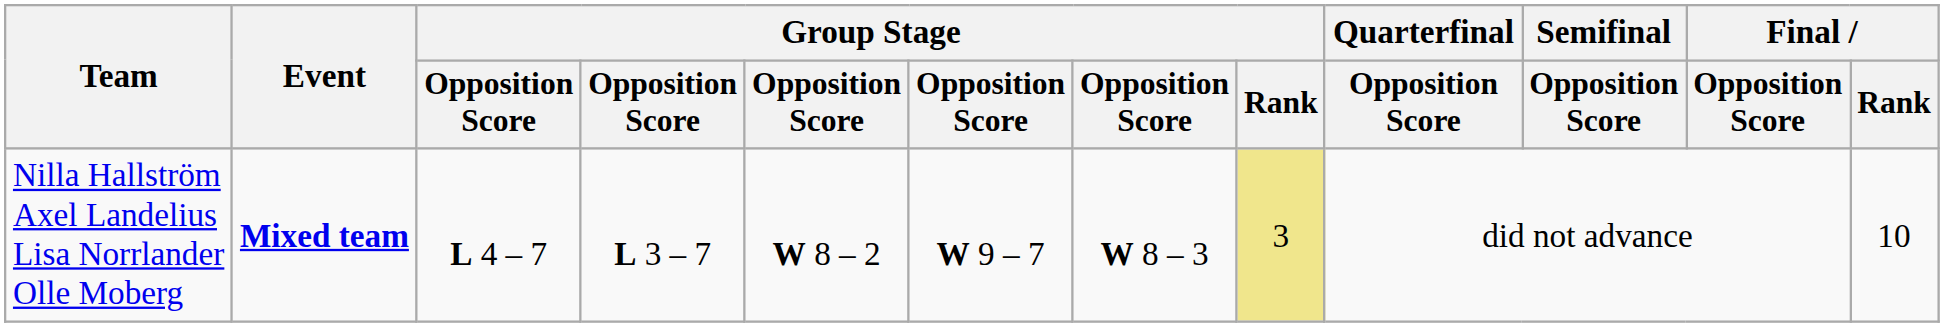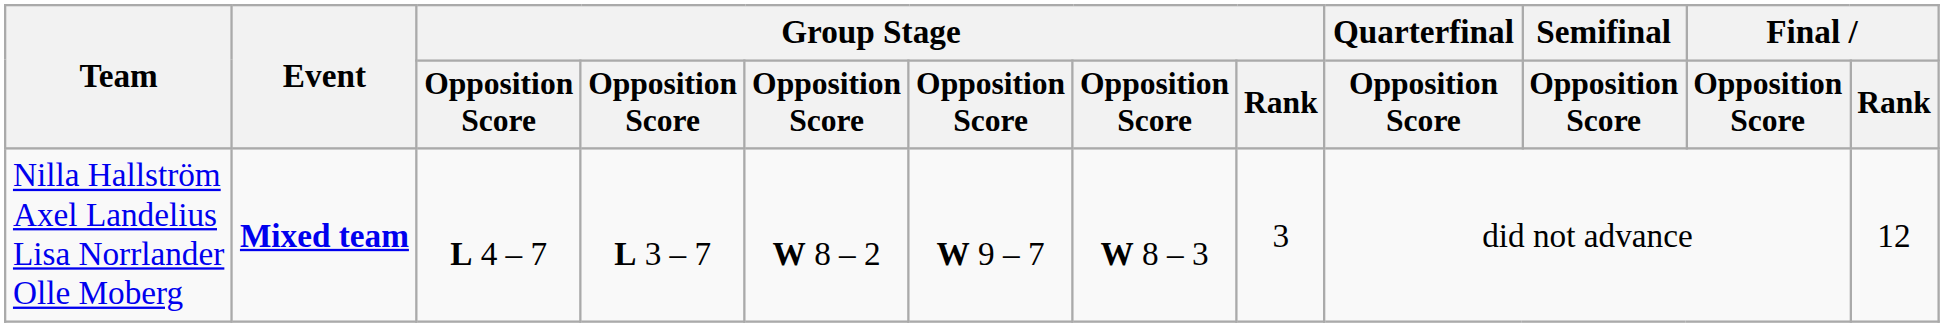(1281, 234) khaki background -> (1281, 234) no background
(1894, 234) 10 -> (1894, 234) 12
